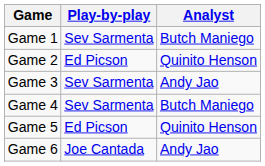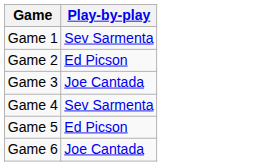- column: (209, 15)
(109, 82) Sev Sarmenta -> (104, 82) Joe Cantada
